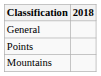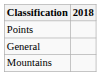rows swapped: (23, 29) <-> (20, 46)
